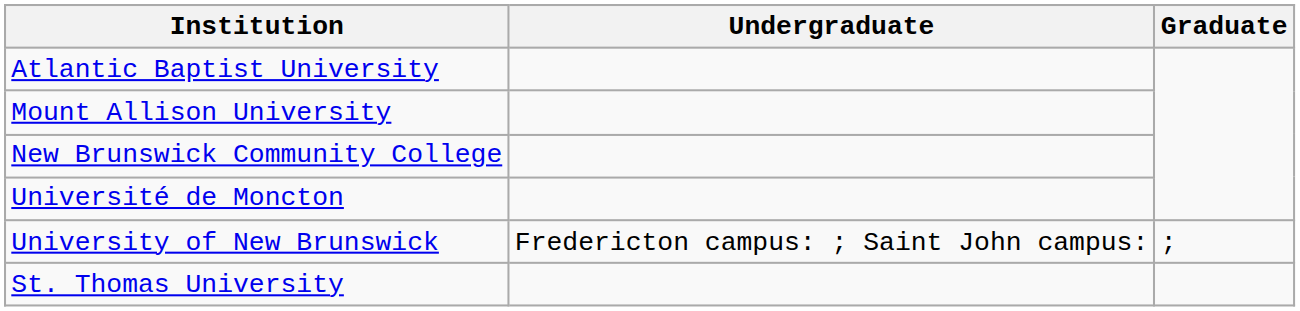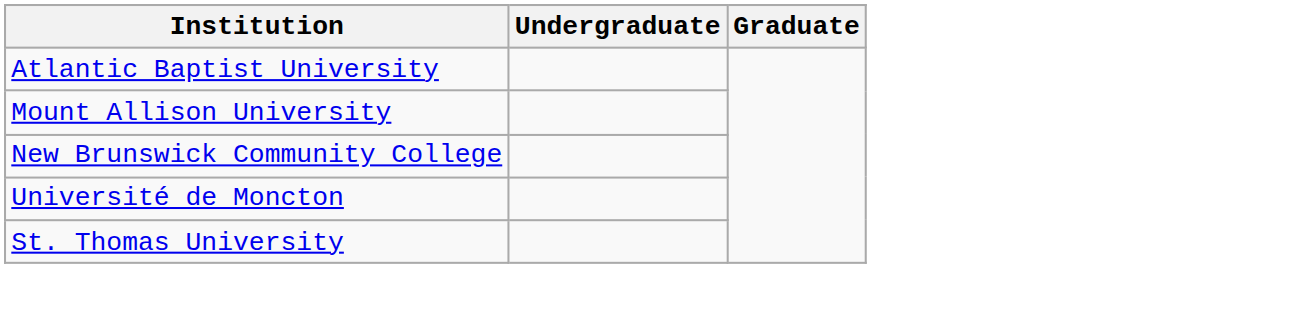- row: (225, 242)
